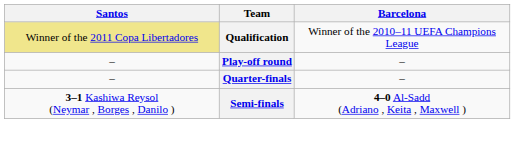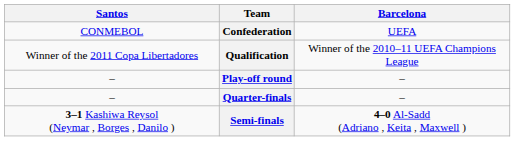+ row: (257, 31)
(112, 37) khaki background -> (112, 55) no background
